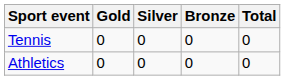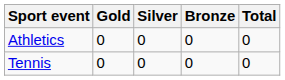rows swapped: (36, 63) <-> (29, 39)
